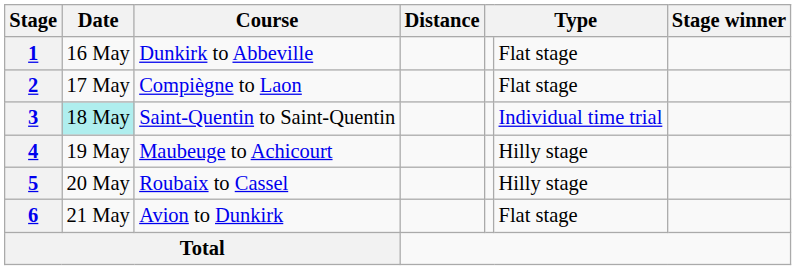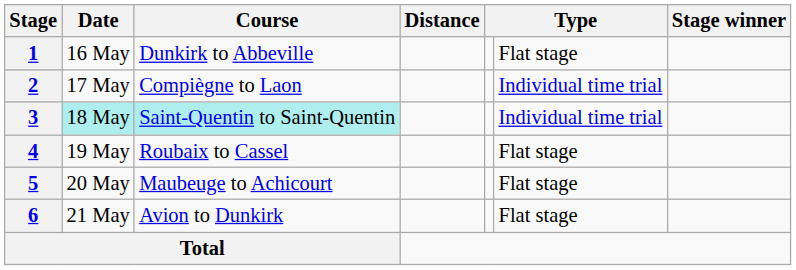(538, 85) Flat stage -> (580, 85) Individual time trial
(267, 118) no background -> (267, 118) paleturquoise background
(236, 150) Maubeuge to Achicourt -> (214, 150) Roubaix to Cassel
(543, 150) Hilly stage -> (538, 150) Flat stage
(214, 183) Roubaix to Cassel -> (236, 183) Maubeuge to Achicourt
(543, 183) Hilly stage -> (538, 183) Flat stage
